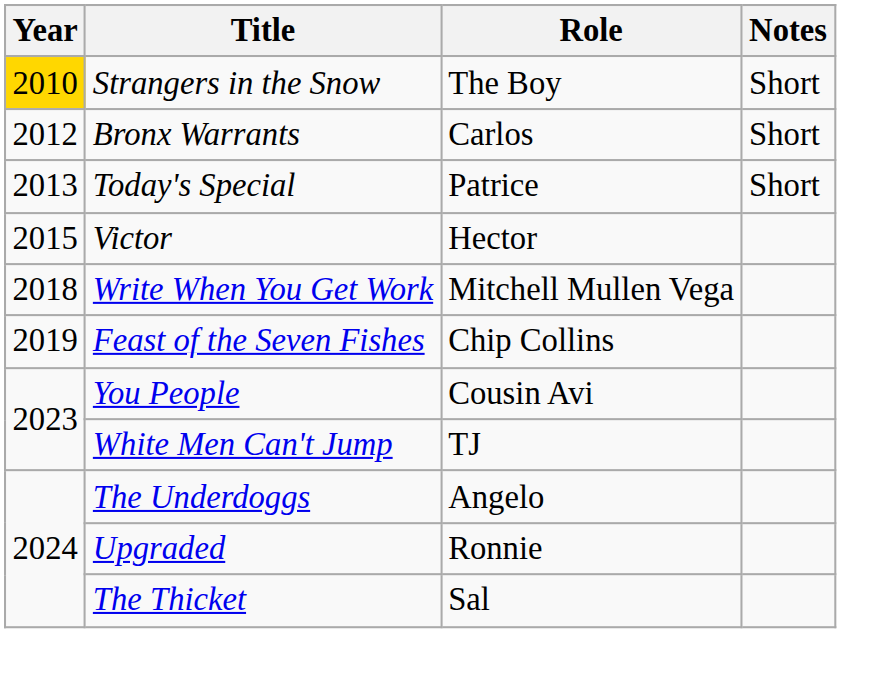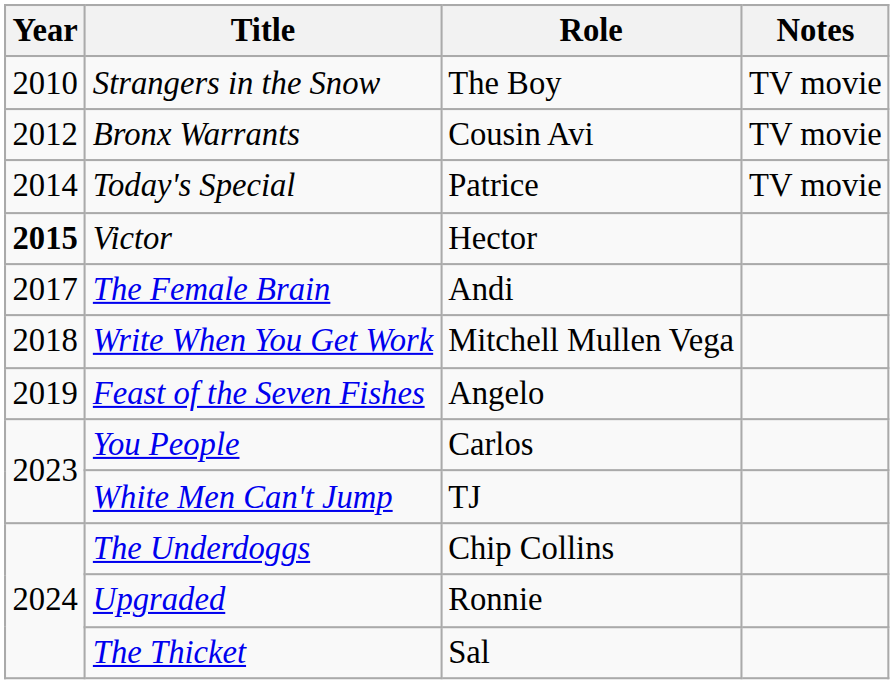(45, 82) gold background -> (45, 82) no background
(784, 82) Short -> (815, 82) TV movie
(491, 133) Carlos -> (521, 133) Cousin Avi
(784, 133) Short -> (815, 133) TV movie
(45, 185) 2013 -> (45, 185) 2014
(784, 185) Short -> (815, 185) TV movie
(45, 237) normal -> (45, 237) bold
+ row: (212, 289)
(531, 340) Chip Collins -> (496, 392) Angelo
(521, 392) Cousin Avi -> (491, 444) Carlos
(496, 496) Angelo -> (531, 548) Chip Collins
